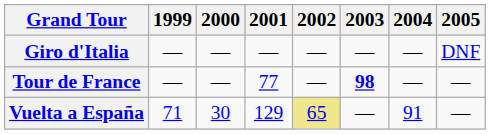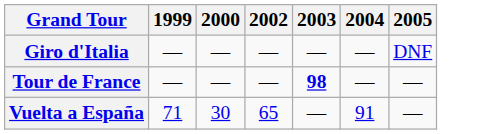- column: (269, 19)
(317, 112) khaki background -> (269, 112) no background
